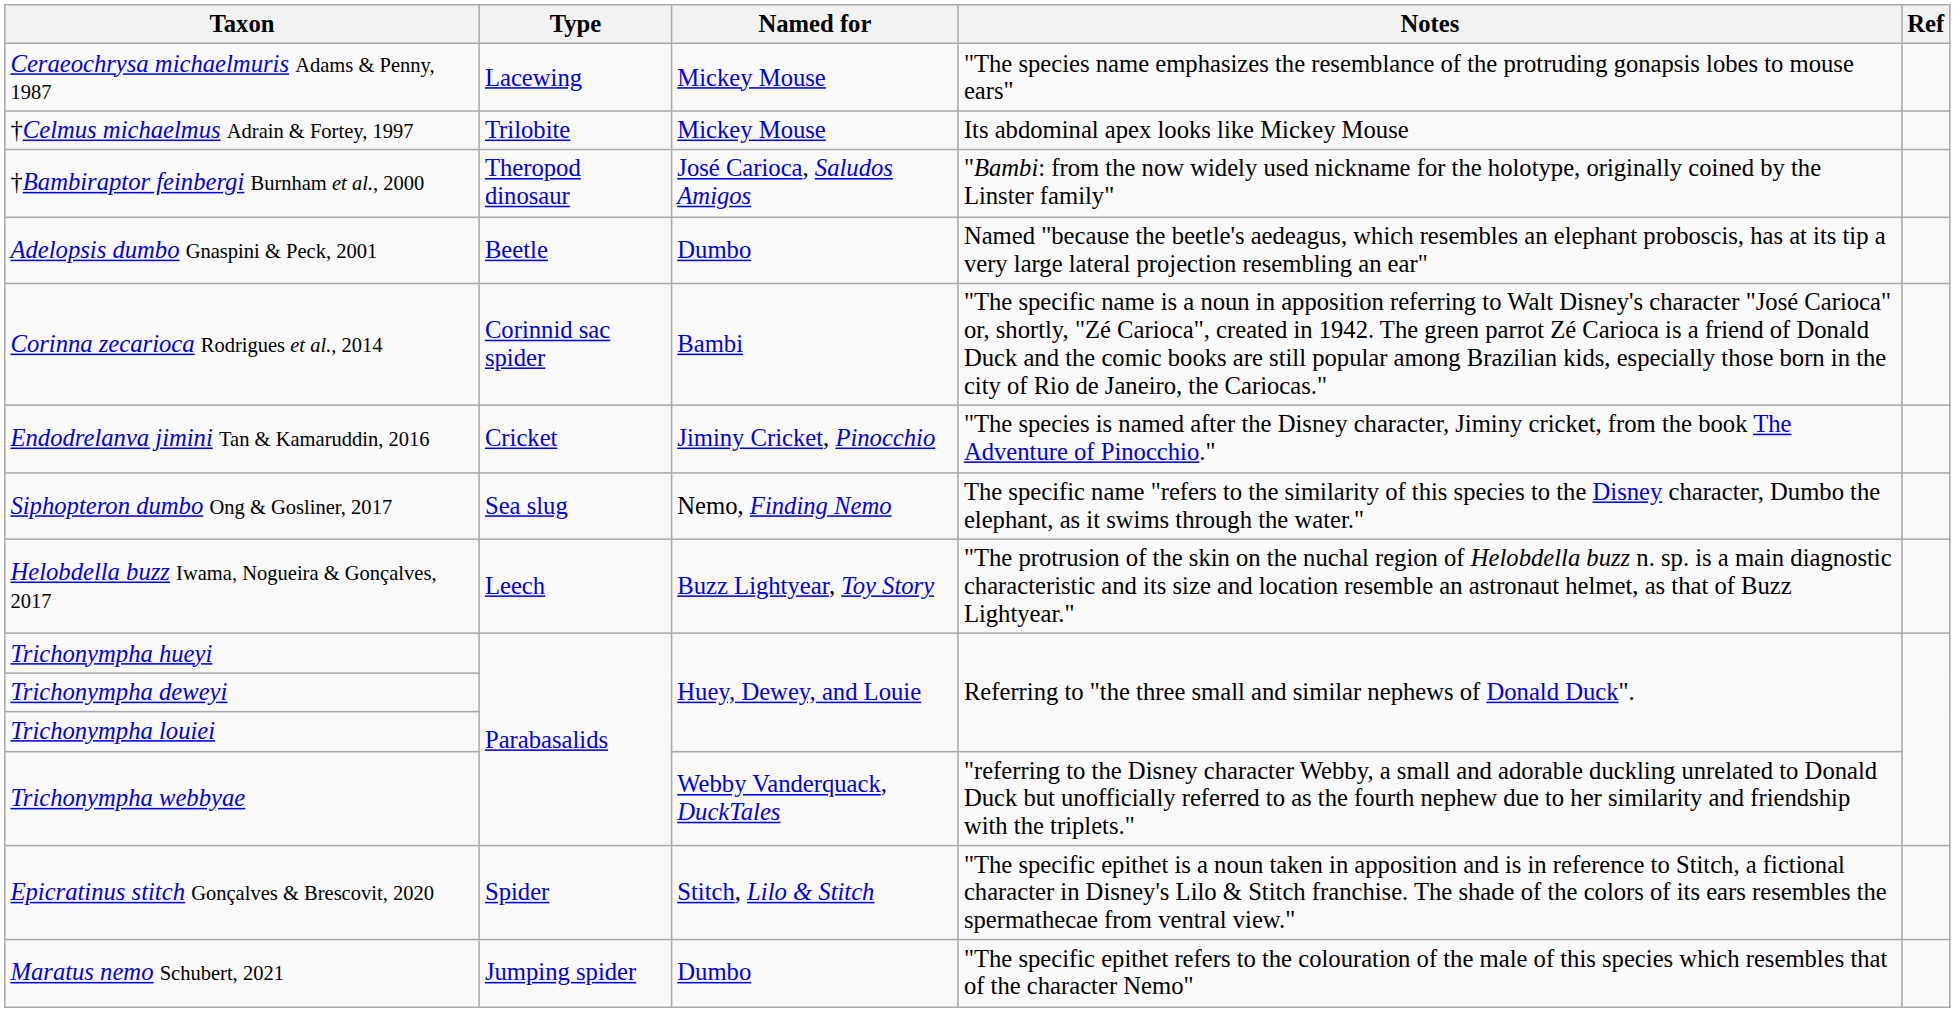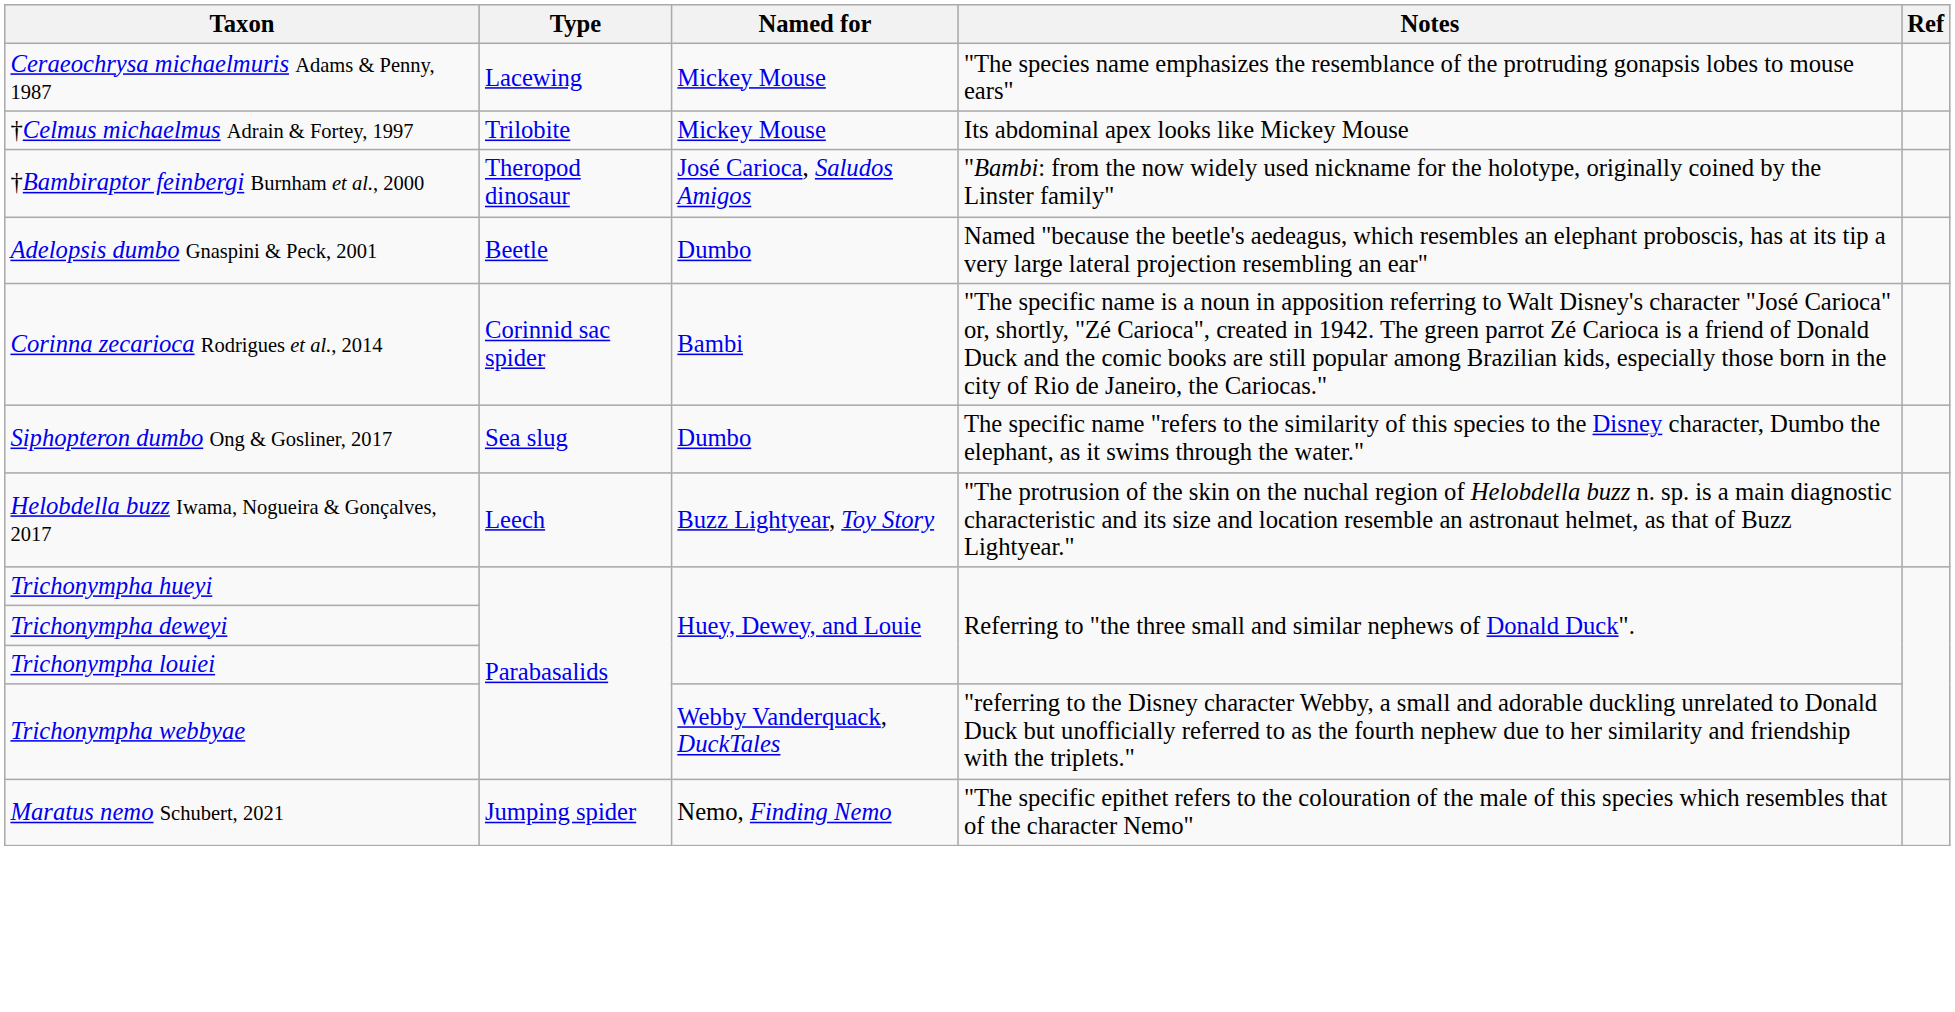- row: (220, 438)
(784, 505) Nemo, Finding Nemo -> (714, 438) Dumbo
- row: (222, 892)
(714, 973) Dumbo -> (784, 811) Nemo, Finding Nemo
